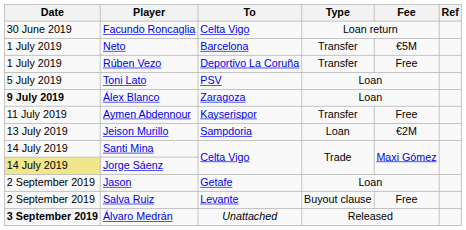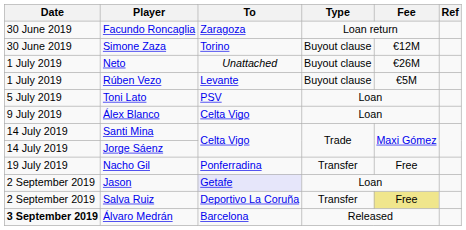(225, 30) Celta Vigo -> (223, 30) Zaragoza
+ row: (134, 47)
(224, 47) Barcelona -> (250, 64) Unattached
(338, 47) Transfer -> (338, 64) Buyout clause
(406, 47) €5M -> (406, 64) €26M
(250, 64) Deportivo La Coruña -> (219, 81) Levante
(338, 64) Transfer -> (338, 81) Buyout clause
(406, 64) Free -> (406, 81) €5M
(35, 98) bold -> (34, 115) normal
(223, 98) Zaragoza -> (225, 115) Celta Vigo
- row: (147, 115)
- row: (136, 132)
(37, 166) khaki background -> (37, 149) no background
+ row: (126, 166)
(216, 183) no background -> (216, 183) lavender background
(219, 200) Levante -> (250, 200) Deportivo La Coruña
(338, 200) Buyout clause -> (338, 200) Transfer
(406, 200) no background -> (406, 200) khaki background
(250, 217) Unattached -> (224, 217) Barcelona
